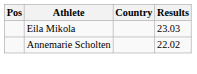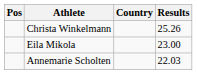+ row: (69, 28)
(169, 28) 23.03 -> (169, 45) 23.00
(169, 45) 22.02 -> (169, 61) 22.03
